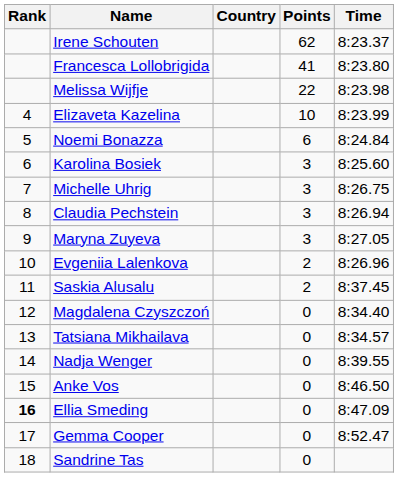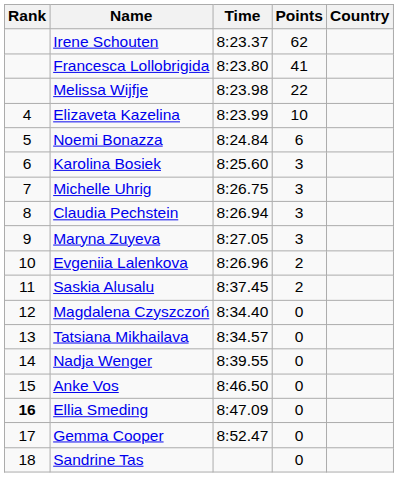columns swapped: (246, 16) <-> (364, 16)
